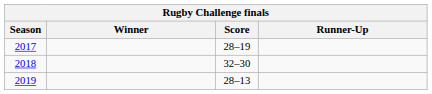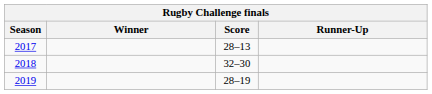(237, 47) 28–19 -> (237, 47) 28–13
(237, 81) 28–13 -> (237, 81) 28–19
